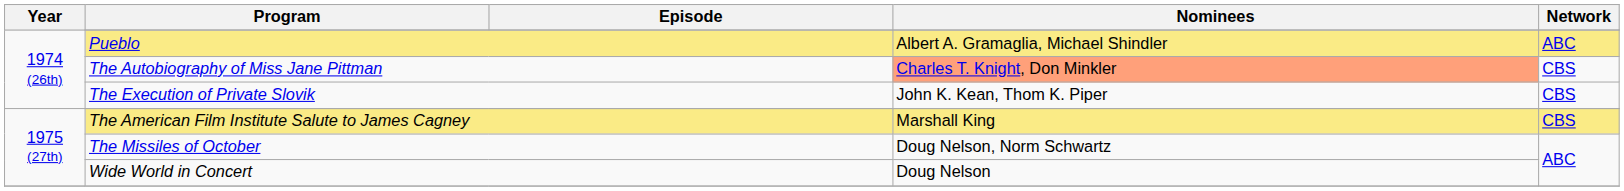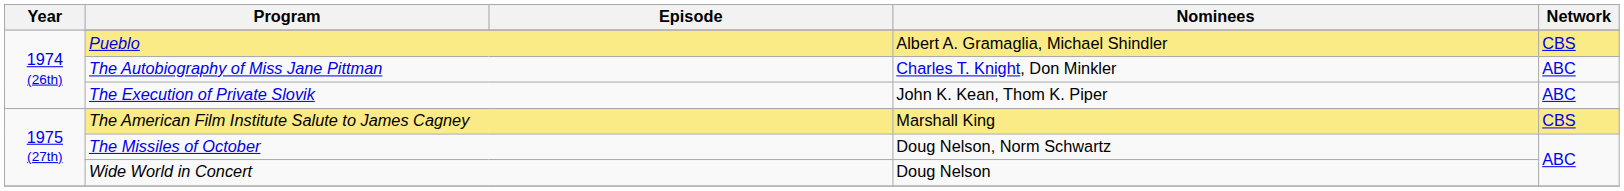(1559, 43) ABC -> (1559, 43) CBS
(1006, 69) lightsalmon background -> (1006, 69) no background
(1559, 69) CBS -> (1559, 69) ABC
(1559, 95) CBS -> (1559, 95) ABC
